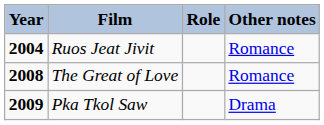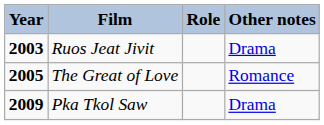(26, 47) 2004 -> (26, 47) 2003
(261, 47) Romance -> (252, 47) Drama
(26, 76) 2008 -> (26, 76) 2005
